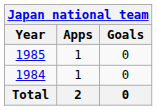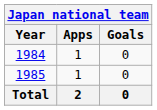rows swapped: (30, 75) <-> (30, 55)
